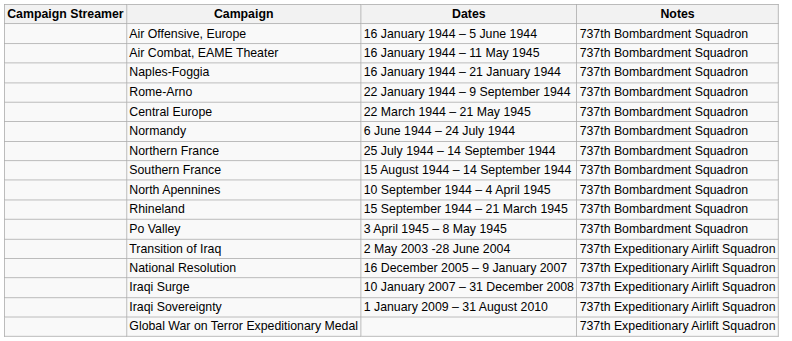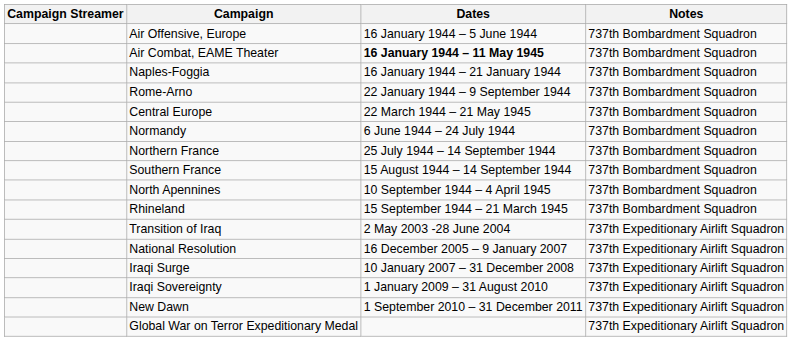(452, 53) normal -> (454, 53) bold
- row: (155, 229)
+ row: (159, 307)
